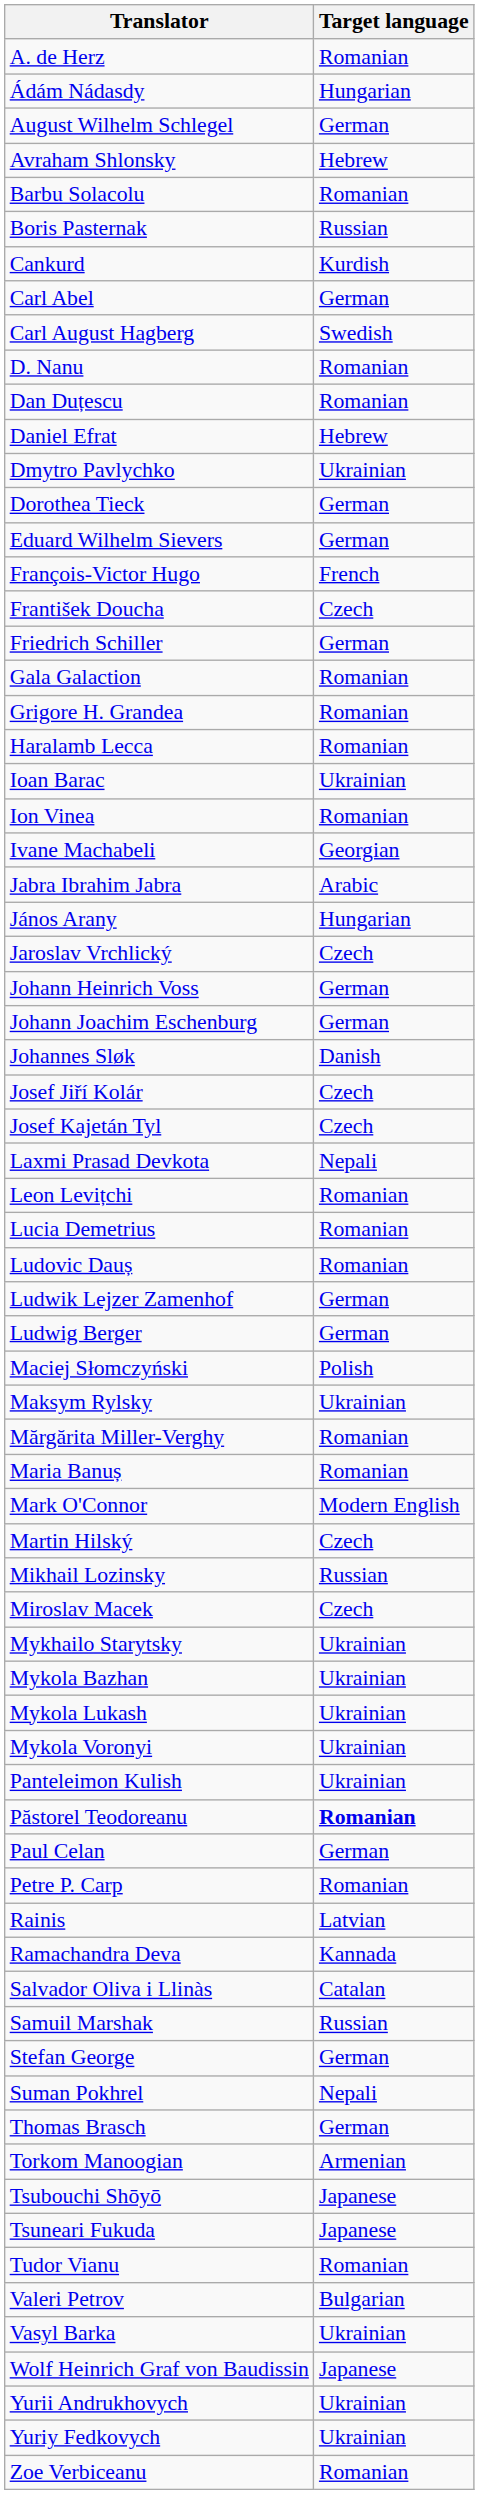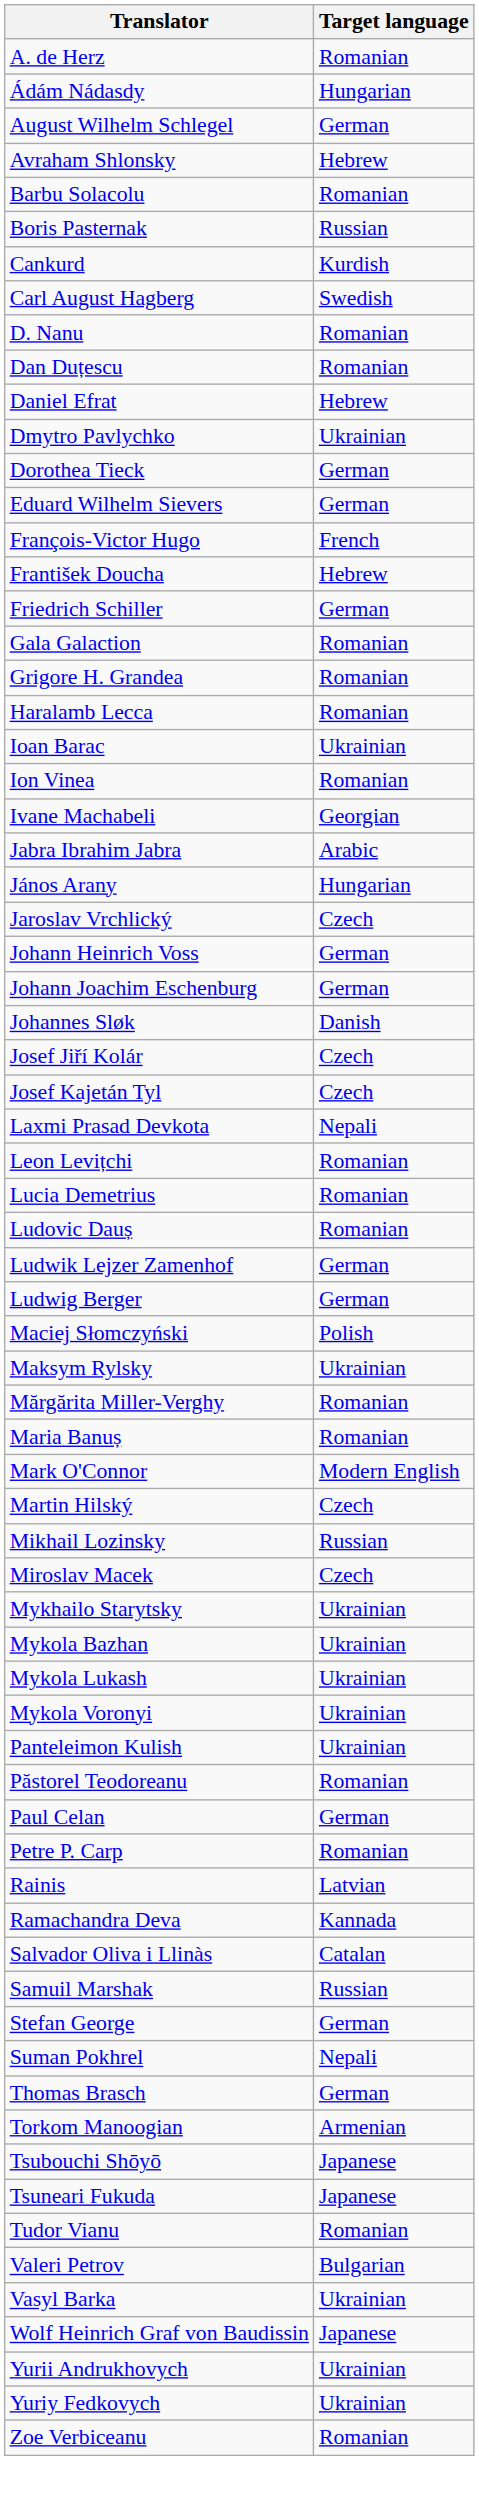- row: (52, 297)
(346, 608) Czech -> (353, 573) Hebrew
(367, 1816) bold -> (364, 1781) normal
